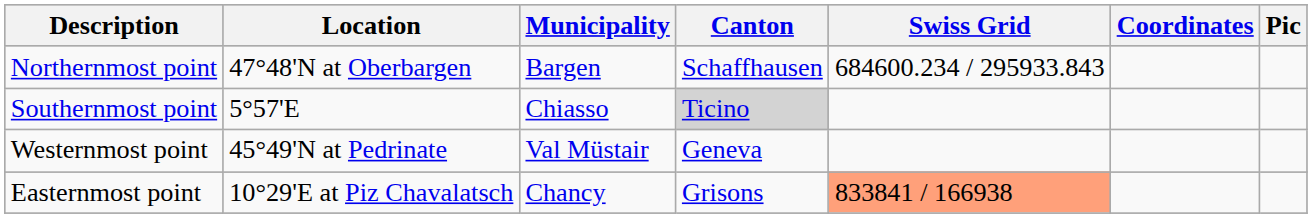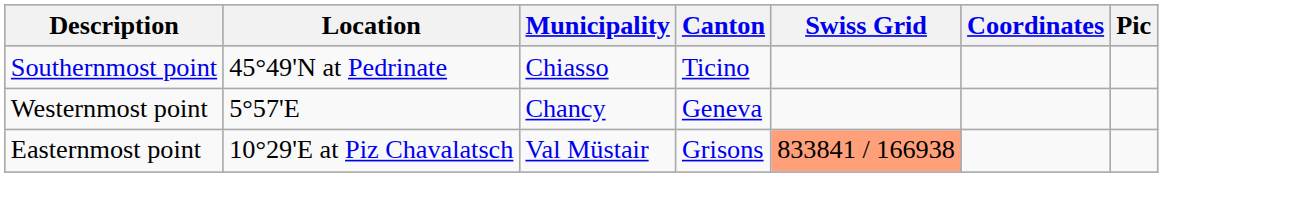- row: (114, 66)
(265, 108) 5°57'E -> (338, 66) 45°49'N at Pedrinate
(716, 108) lightgrey background -> (716, 66) no background
(338, 150) 45°49'N at Pedrinate -> (265, 108) 5°57'E
(587, 150) Val Müstair -> (566, 108) Chancy
(566, 191) Chancy -> (587, 150) Val Müstair
